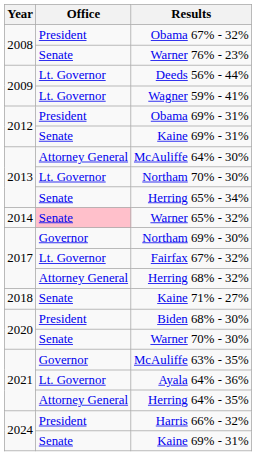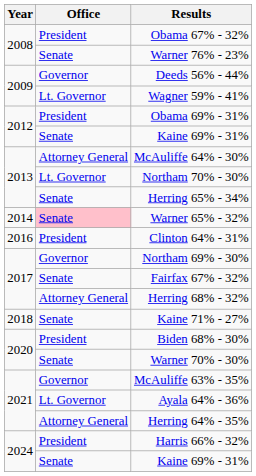(72, 75) Lt. Governor -> (63, 75) Governor
+ row: (20, 237)
(72, 258) Lt. Governor -> (56, 278) Senate
